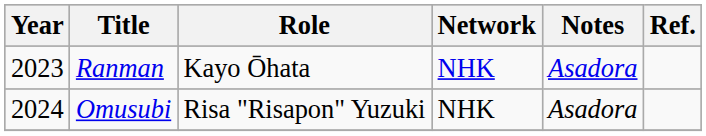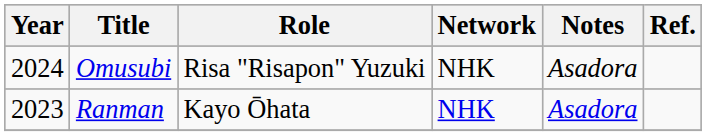rows swapped: (120, 67) <-> (124, 109)
